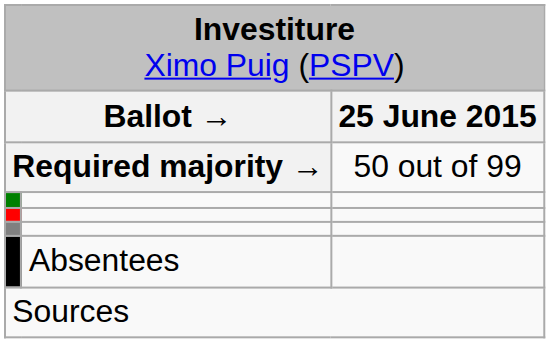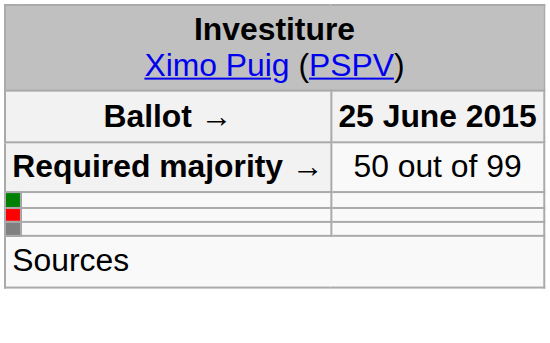- row: (13, 262)
